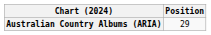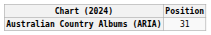(185, 24) 29 -> (185, 24) 31
